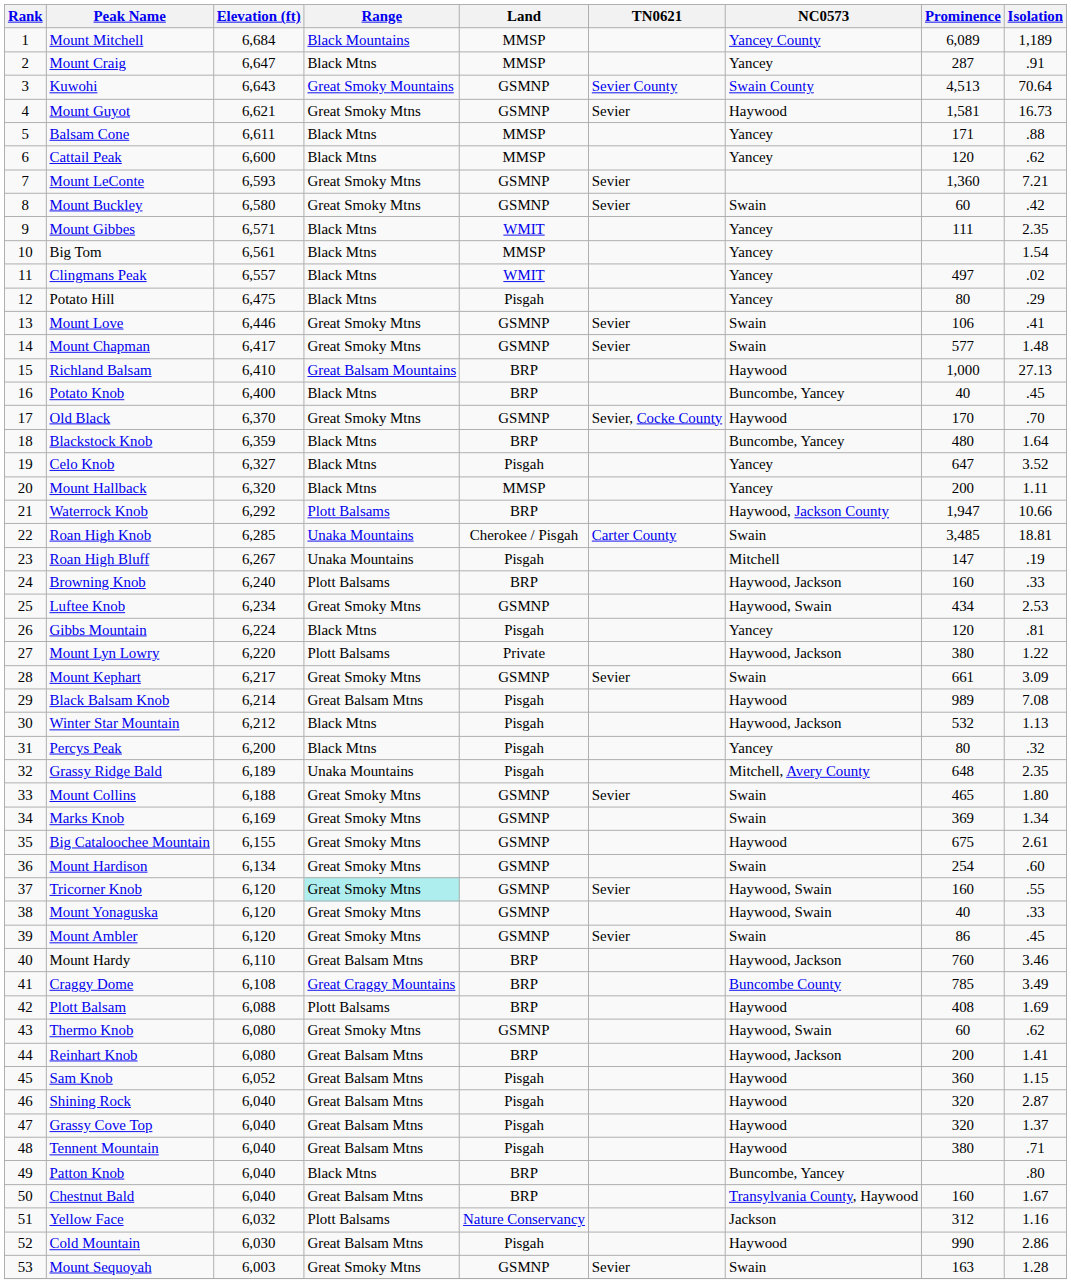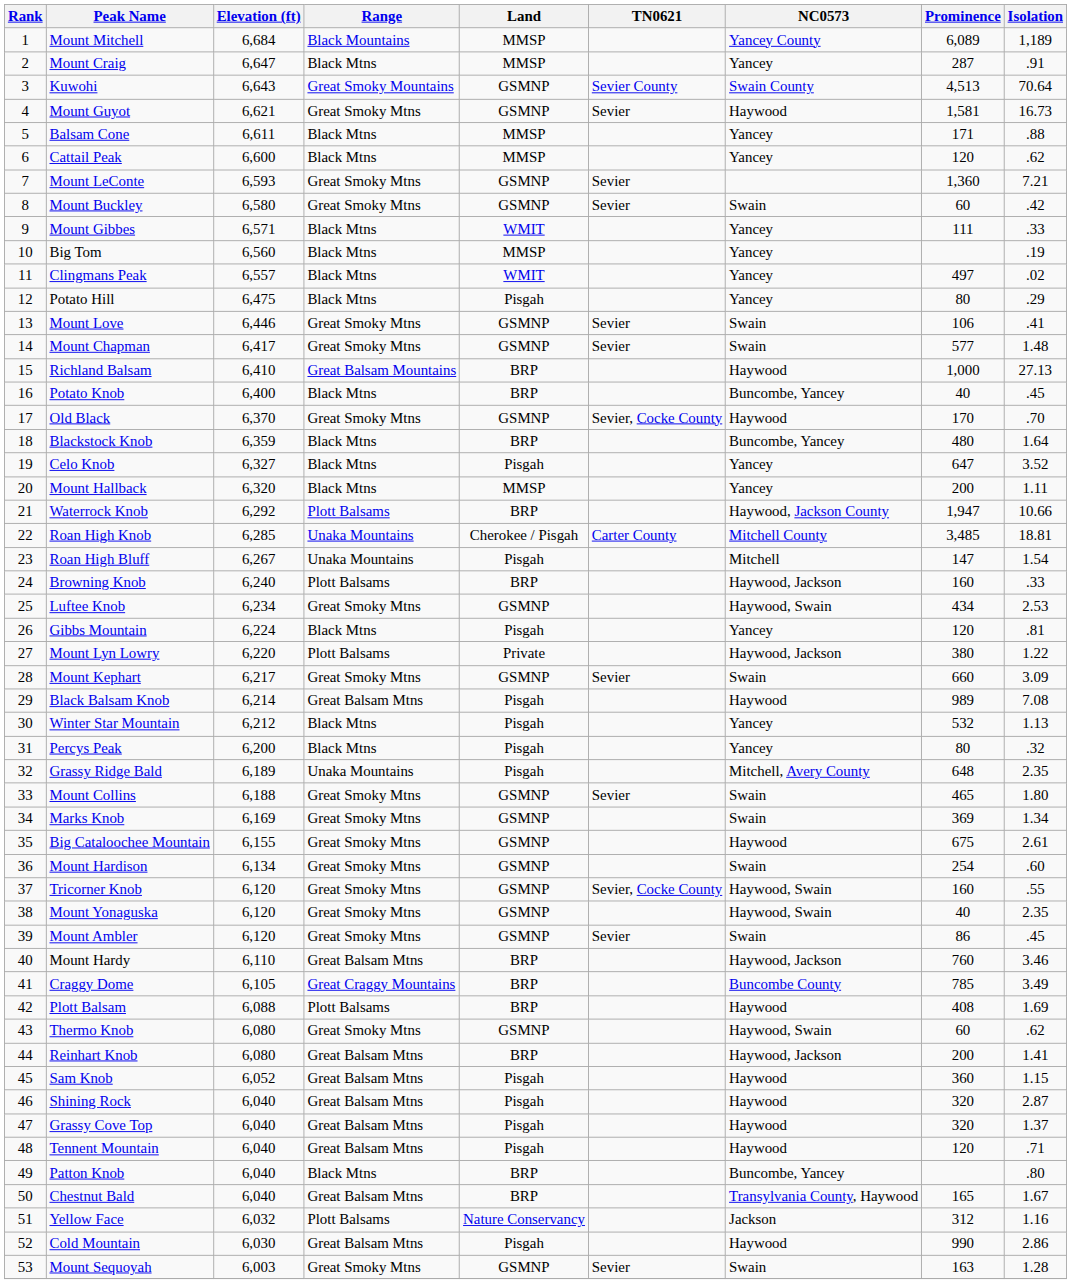(1035, 228) 2.35 -> (1035, 228) .33
(259, 252) 6,561 -> (259, 252) 6,560
(1035, 252) 1.54 -> (1035, 252) .19
(748, 535) Swain -> (778, 535) Mitchell County
(1035, 559) .19 -> (1035, 559) 1.54
(963, 677) 661 -> (963, 677) 660
(785, 724) Haywood, Jackson -> (751, 724) Yancey
(364, 889) paleturquoise background -> (364, 889) no background
(611, 889) Sevier -> (657, 889) Sevier, Cocke County
(1035, 913) .33 -> (1035, 913) 2.35
(259, 983) 6,108 -> (259, 983) 6,105
(963, 1149) 380 -> (963, 1149) 120
(963, 1196) 160 -> (963, 1196) 165
